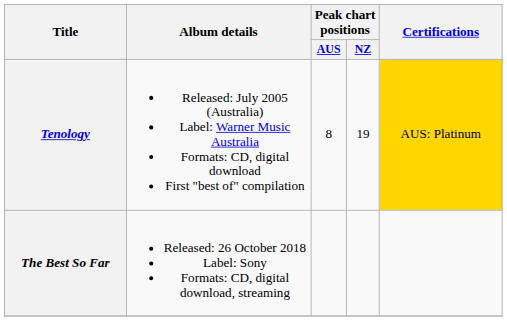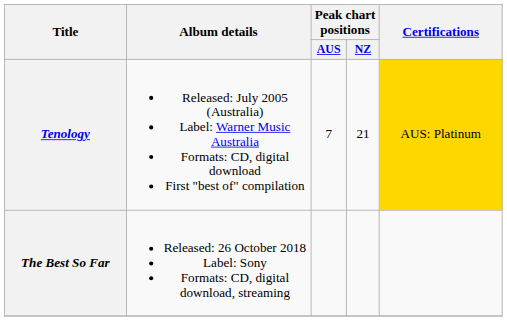(329, 134) 8 -> (329, 134) 7
(363, 134) 19 -> (363, 134) 21
